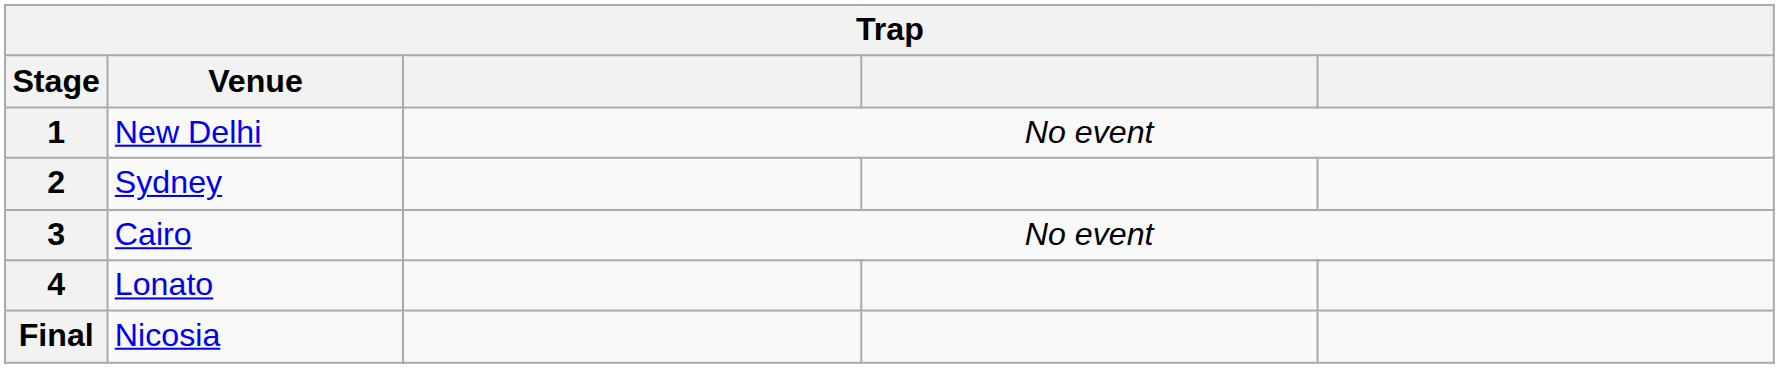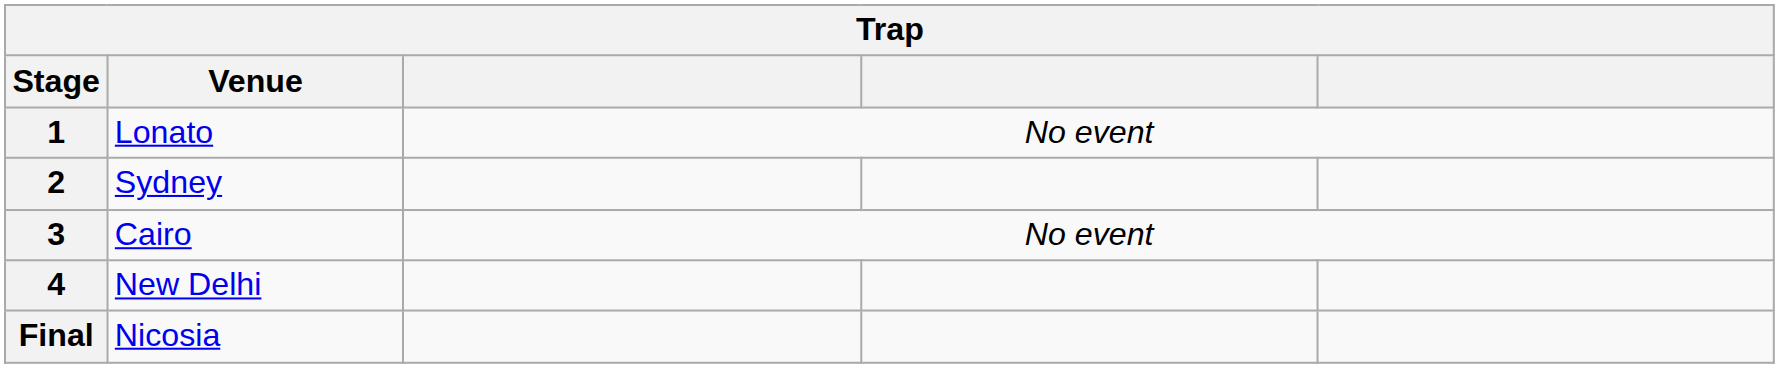(188, 132) New Delhi -> (164, 132) Lonato
(164, 285) Lonato -> (188, 285) New Delhi
